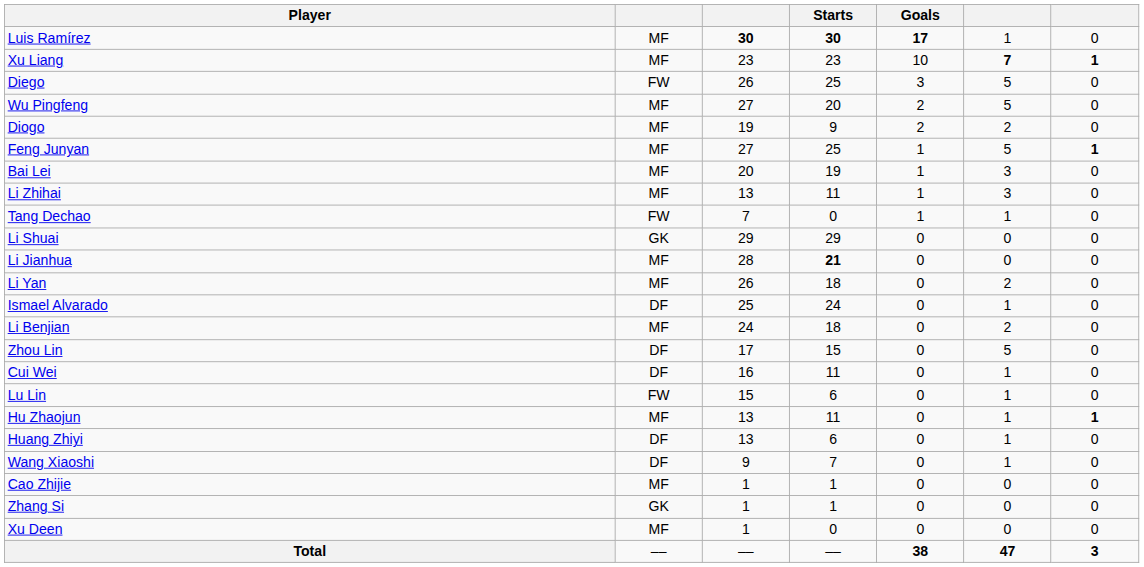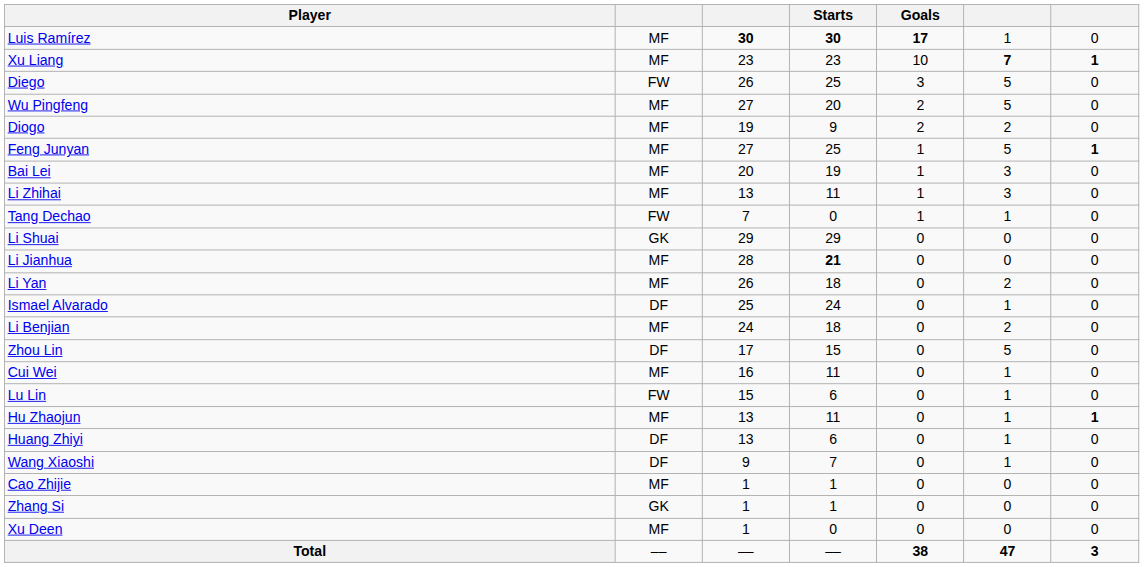(659, 372) DF -> (659, 372) MF
